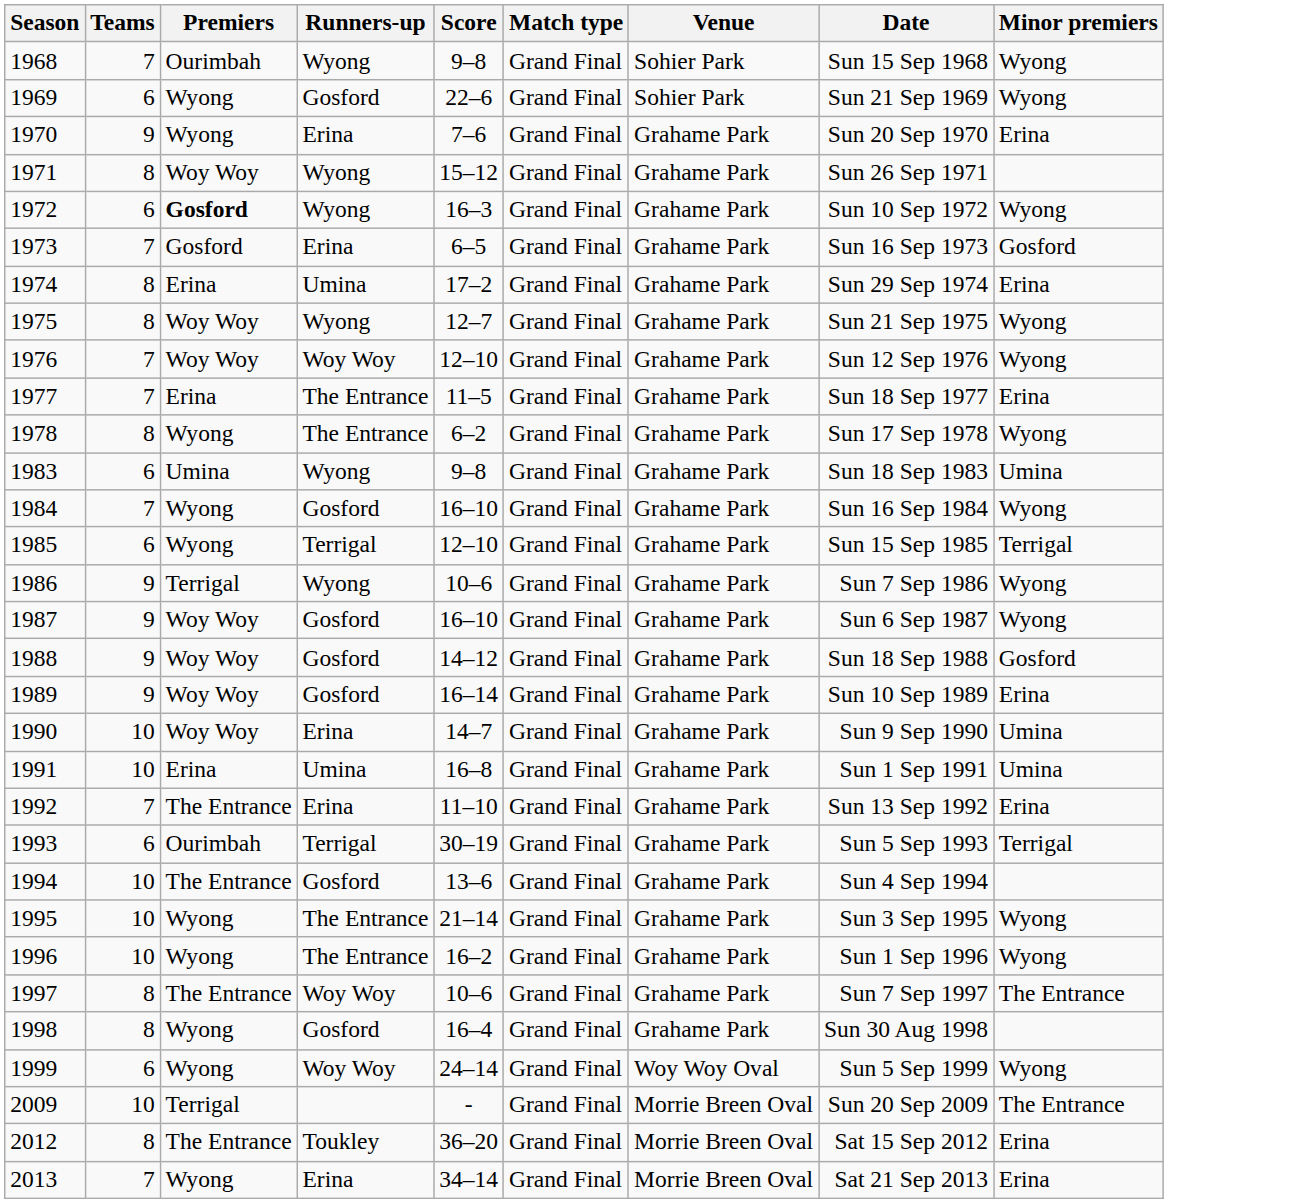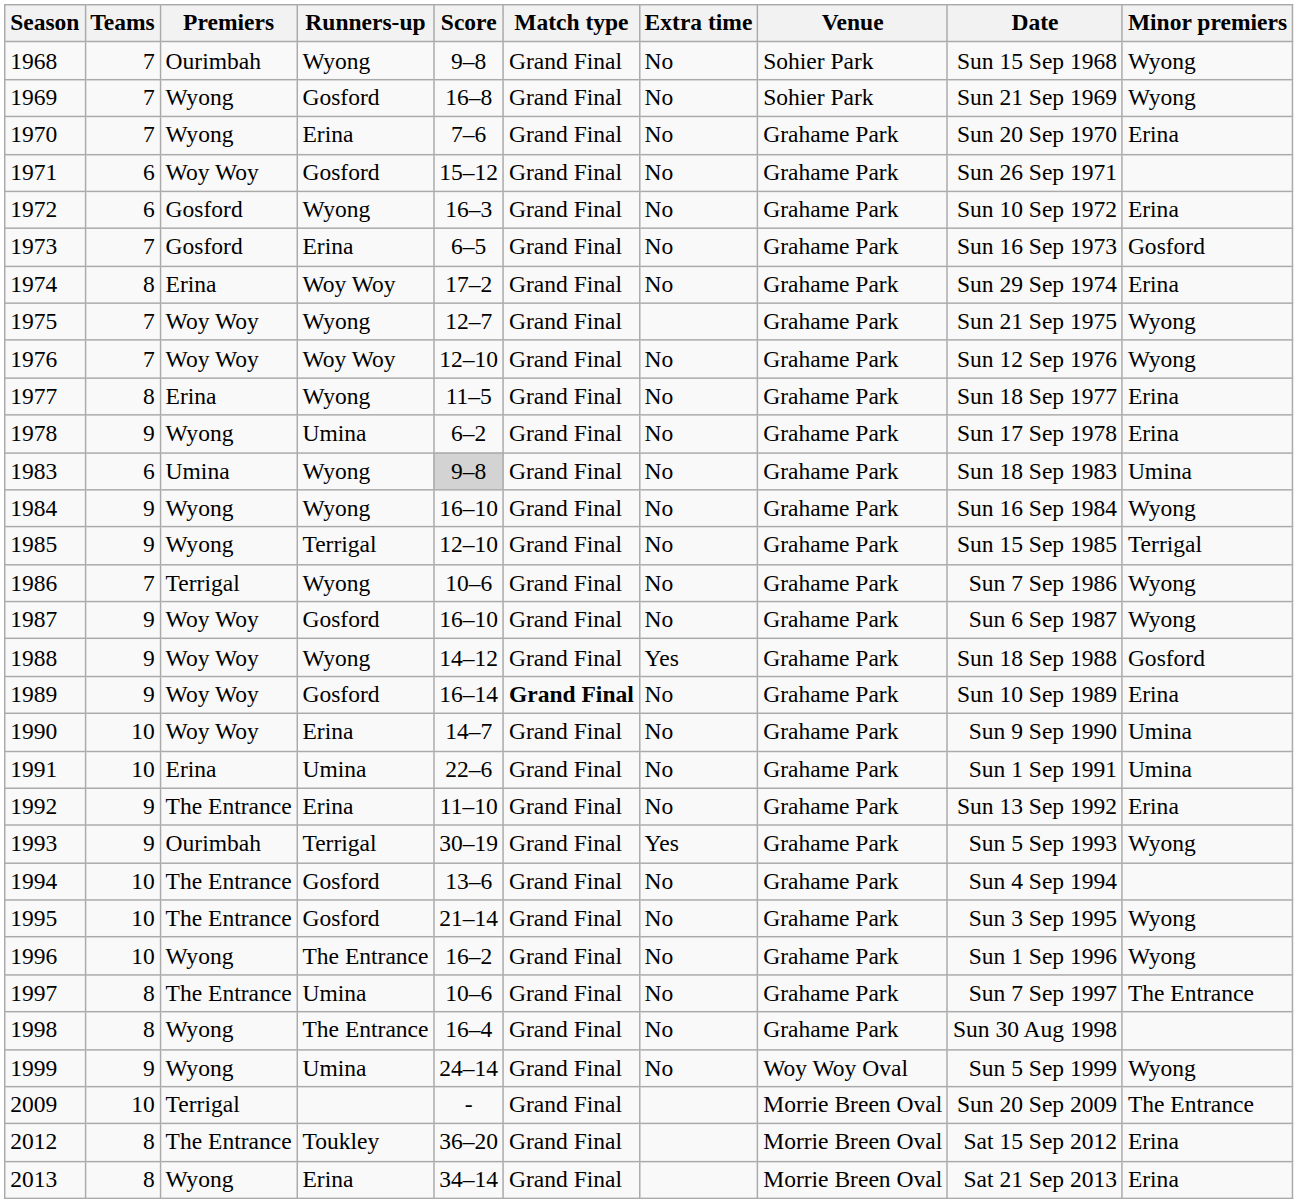+ column: (699, 23)
(149, 97) 6 -> (149, 97) 7
(469, 97) 22–6 -> (469, 97) 16–8
(149, 135) 9 -> (149, 135) 7
(149, 172) 8 -> (149, 172) 6
(336, 172) Wyong -> (341, 172) Gosford
(207, 209) bold -> (204, 209) normal
(1033, 209) Wyong -> (1153, 209) Erina
(334, 284) Umina -> (349, 284) Woy Woy
(149, 321) 8 -> (149, 321) 7
(149, 396) 7 -> (149, 396) 8
(365, 396) The Entrance -> (336, 396) Wyong
(149, 433) 8 -> (149, 433) 9
(365, 433) The Entrance -> (334, 433) Umina
(1033, 433) Wyong -> (1153, 433) Erina
(469, 470) no background -> (469, 470) lightgrey background
(149, 508) 7 -> (149, 508) 9
(341, 508) Gosford -> (336, 508) Wyong
(149, 545) 6 -> (149, 545) 9
(149, 582) 9 -> (149, 582) 7
(341, 657) Gosford -> (336, 657) Wyong
(565, 694) normal -> (571, 694) bold
(469, 769) 16–8 -> (469, 769) 22–6
(149, 806) 7 -> (149, 806) 9
(149, 843) 6 -> (149, 843) 9
(1036, 843) Terrigal -> (1162, 843) Wyong
(199, 918) Wyong -> (229, 918) The Entrance
(365, 918) The Entrance -> (341, 918) Gosford
(349, 992) Woy Woy -> (334, 992) Umina
(341, 1030) Gosford -> (365, 1030) The Entrance
(149, 1067) 6 -> (149, 1067) 9
(349, 1067) Woy Woy -> (334, 1067) Umina
(149, 1179) 7 -> (149, 1179) 8
